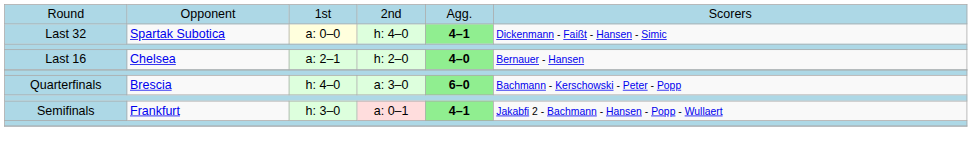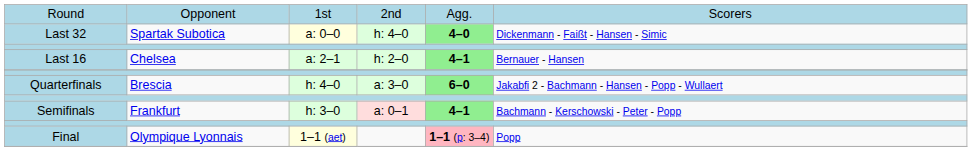(459, 34) 4–1 -> (459, 34) 4–0
(459, 59) 4–0 -> (459, 59) 4–1
(589, 86) Bachmann - Kerschowski - Peter - Popp -> (609, 86) Jakabfi 2 - Bachmann - Hansen - Popp - Wullaert
(609, 111) Jakabfi 2 - Bachmann - Hansen - Popp - Wullaert -> (589, 111) Bachmann - Kerschowski - Peter - Popp
+ row: (66, 136)
